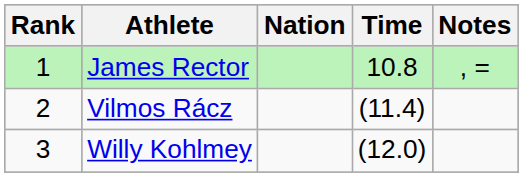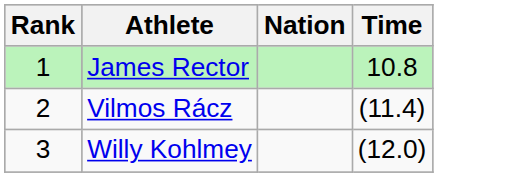- column: (475, 25)
